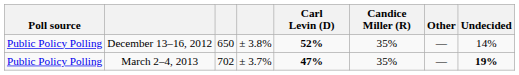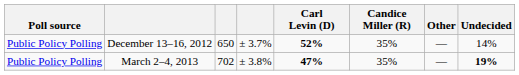(255, 43) ± 3.8% -> (255, 43) ± 3.7%
(255, 61) ± 3.7% -> (255, 61) ± 3.8%
